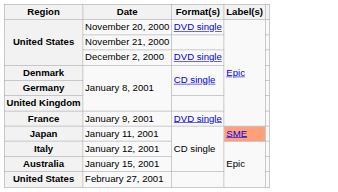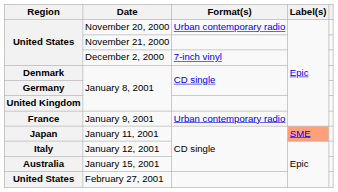(198, 27) DVD single -> (230, 27) Urban contemporary radio
(198, 57) DVD single -> (198, 57) 7-inch vinyl
(198, 118) DVD single -> (230, 118) Urban contemporary radio
